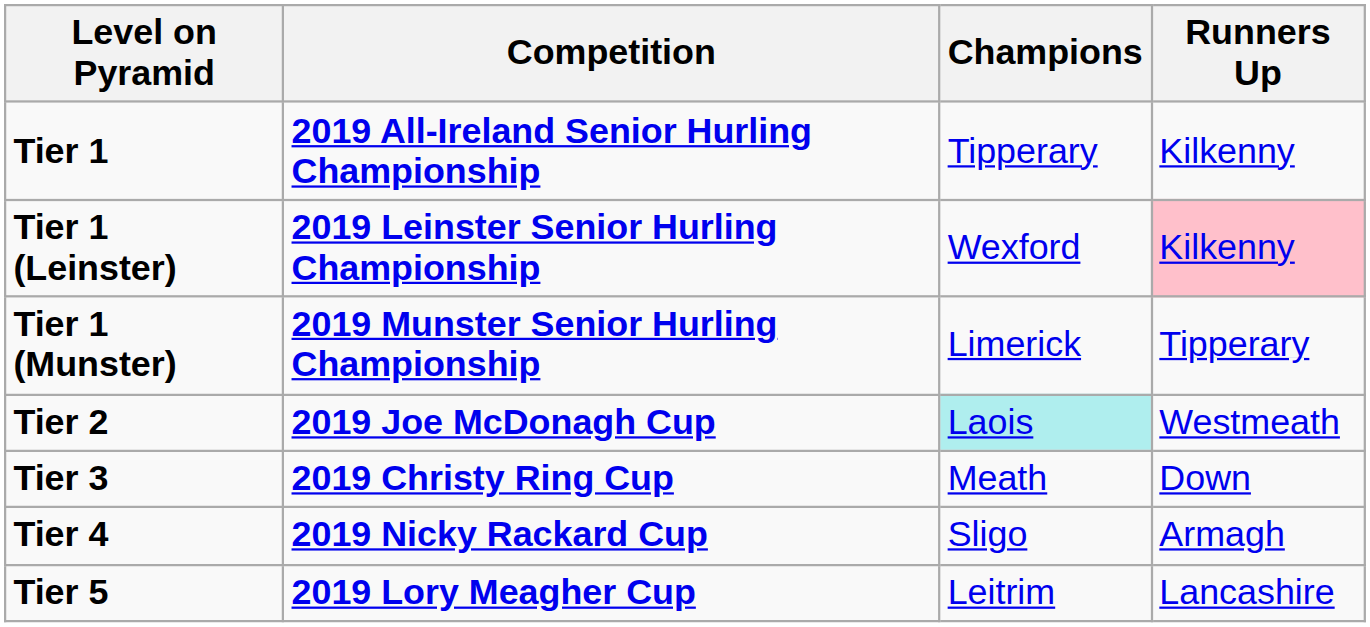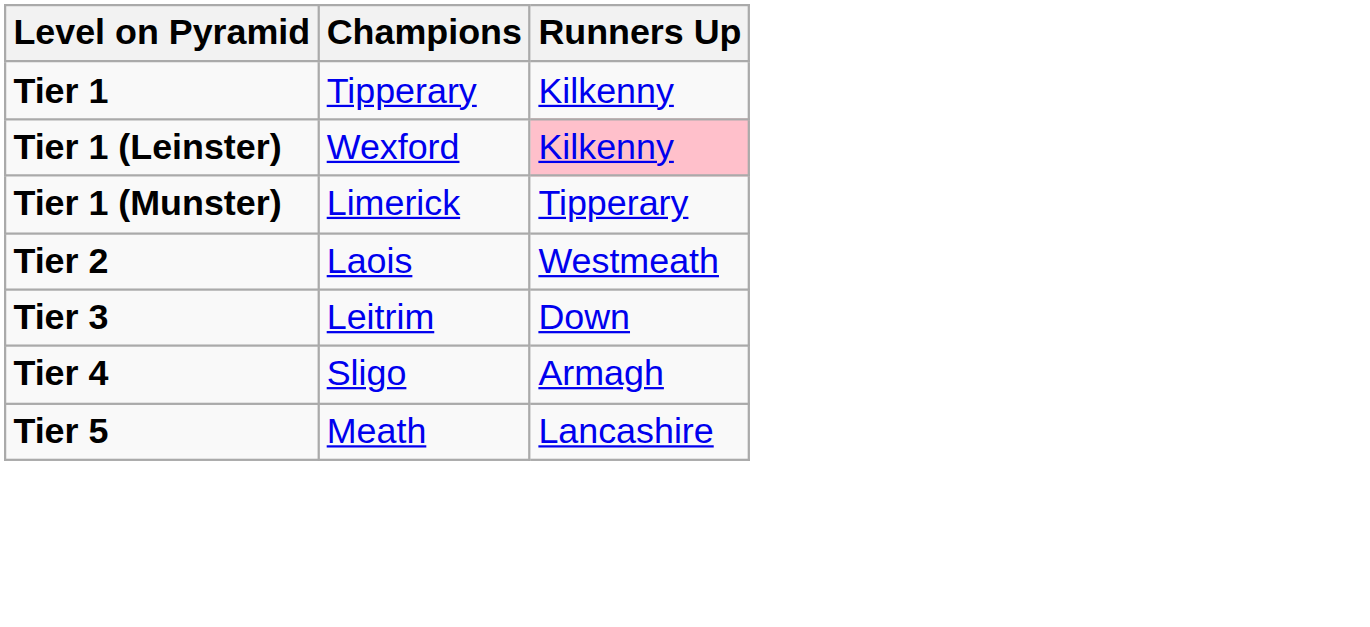- column: (611, 53)
(990, 421) paleturquoise background -> (370, 260) no background
(997, 478) Meath -> (380, 317) Leitrim
(1001, 592) Leitrim -> (377, 430) Meath
